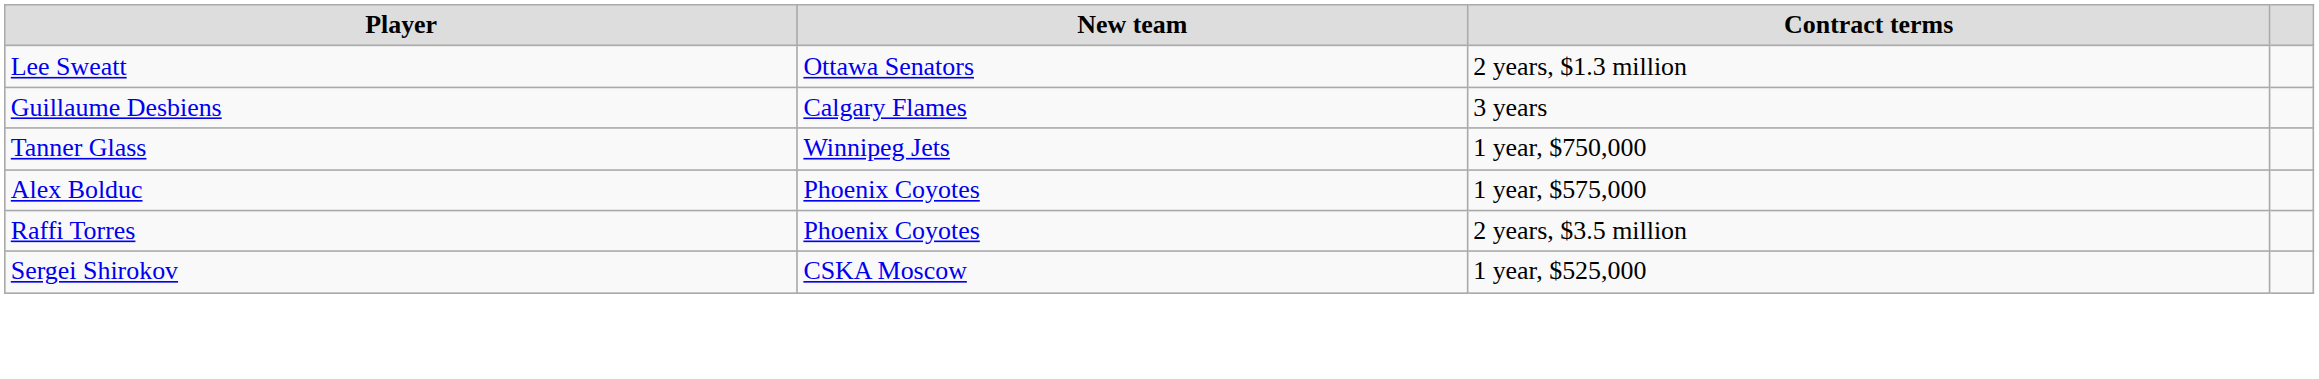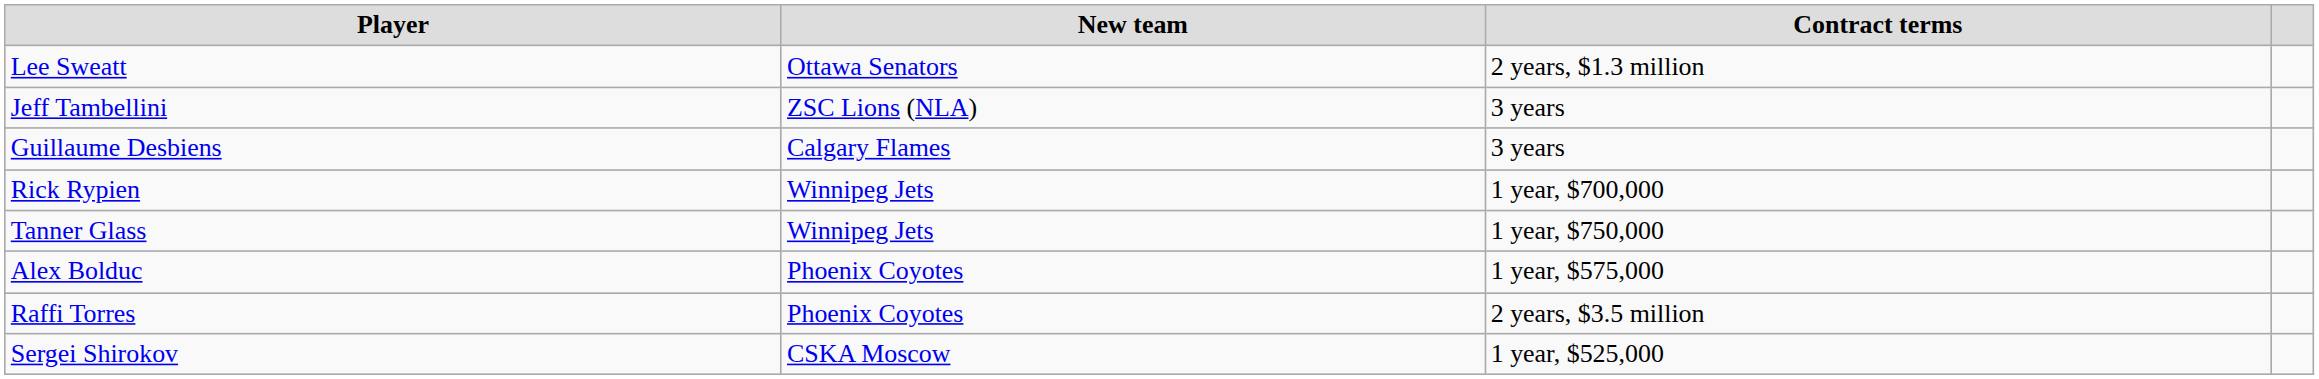+ row: (89, 107)
+ row: (75, 189)
